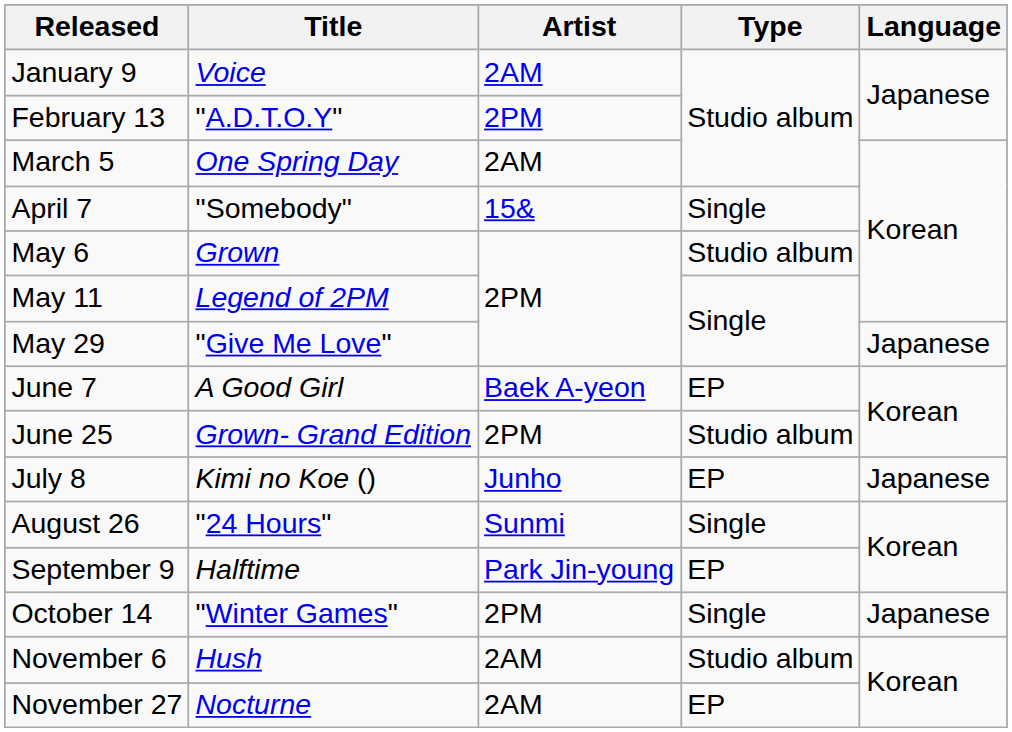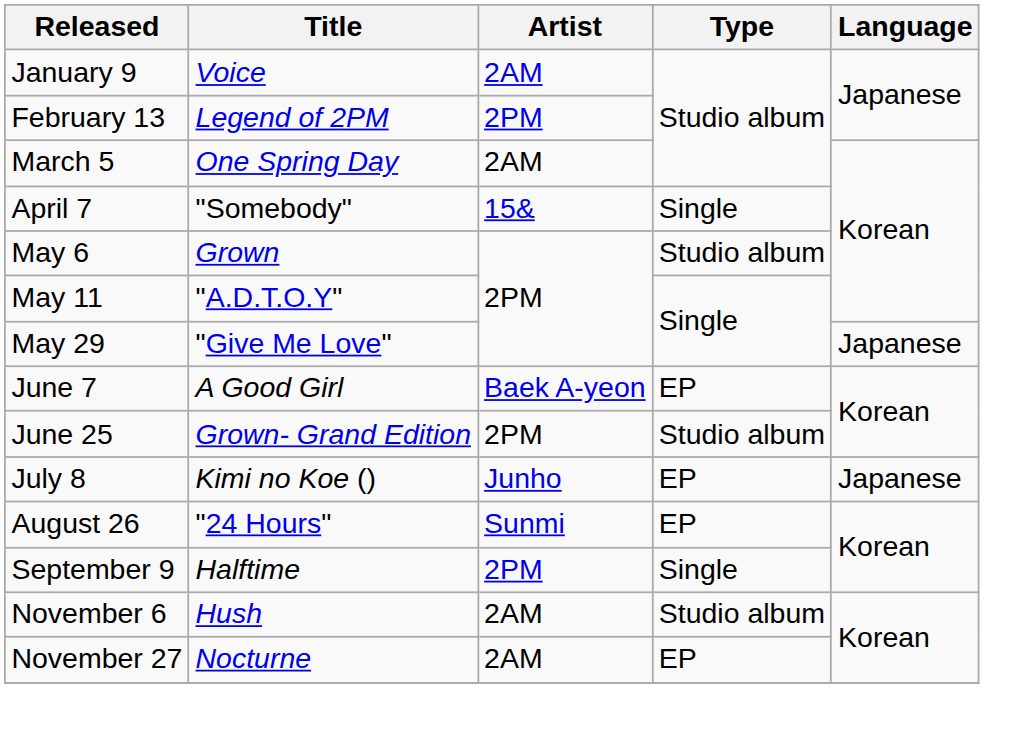(269, 117) "A.D.T.O.Y" -> (292, 117) Legend of 2PM
(292, 298) Legend of 2PM -> (269, 298) "A.D.T.O.Y"
(727, 523) Single -> (678, 523) EP
(579, 569) Park Jin-young -> (513, 569) 2PM
(706, 569) EP -> (698, 569) Single
- row: (82, 614)
